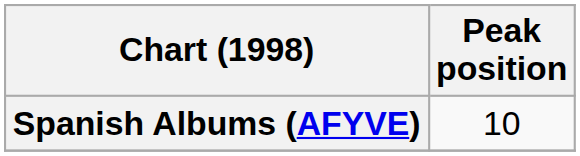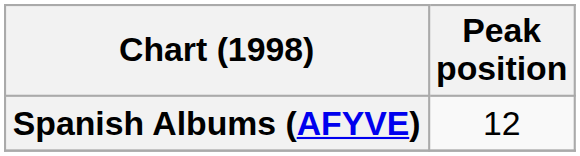(502, 122) 10 -> (502, 122) 12
